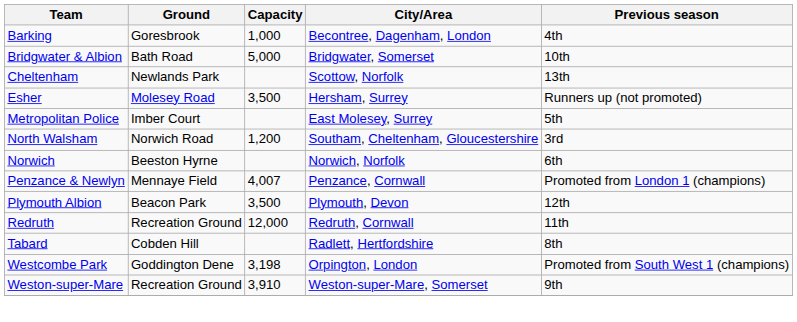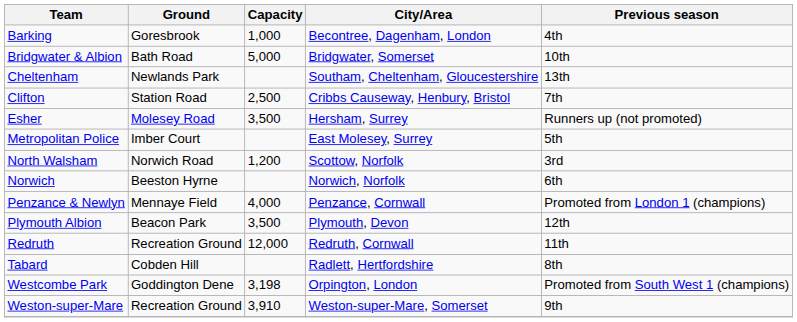(356, 77) Scottow, Norfolk -> (423, 77) Southam, Cheltenham, Gloucestershire
+ row: (26, 98)
(423, 139) Southam, Cheltenham, Gloucestershire -> (356, 160) Scottow, Norfolk
(264, 181) 4,007 -> (264, 202) 4,000
